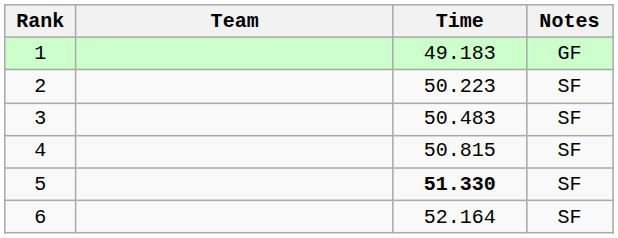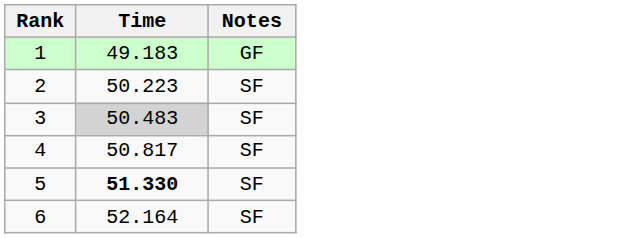- column: (235, 21)
(460, 119) no background -> (142, 119) lightgrey background
(460, 152) 50.815 -> (142, 152) 50.817
